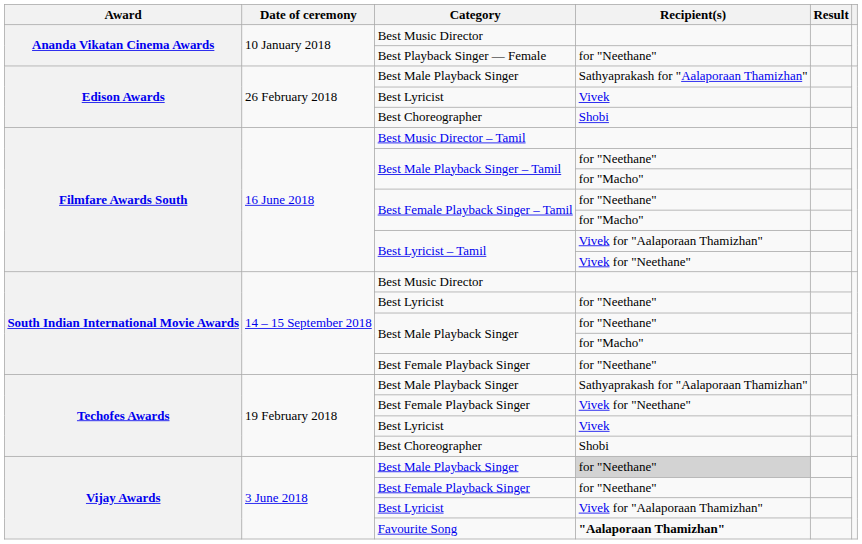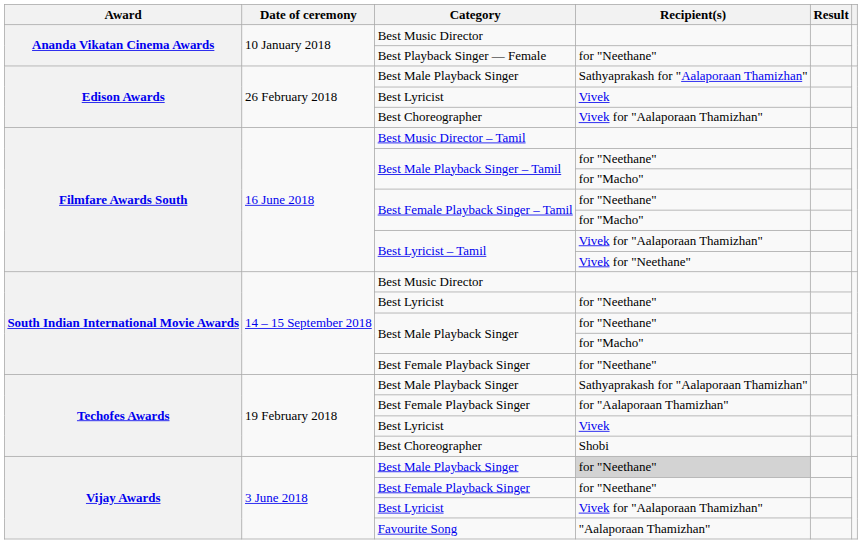(594, 117) Shobi -> (671, 117) Vivek for "Aalaporaan Thamizhan"
(635, 405) Vivek for "Neethane" -> (654, 405) for "Aalaporaan Thamizhan"
(652, 528) bold -> (644, 528) normal
